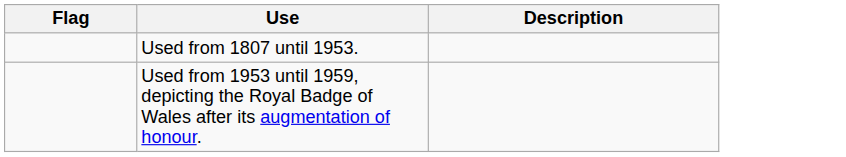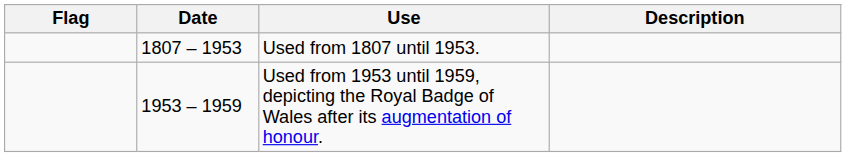+ column: (198, 18)
